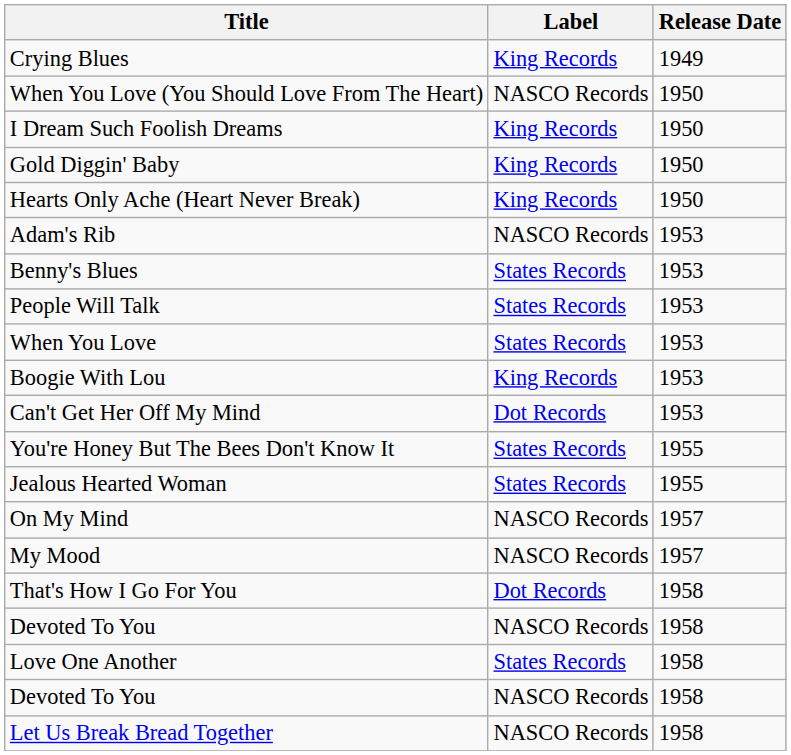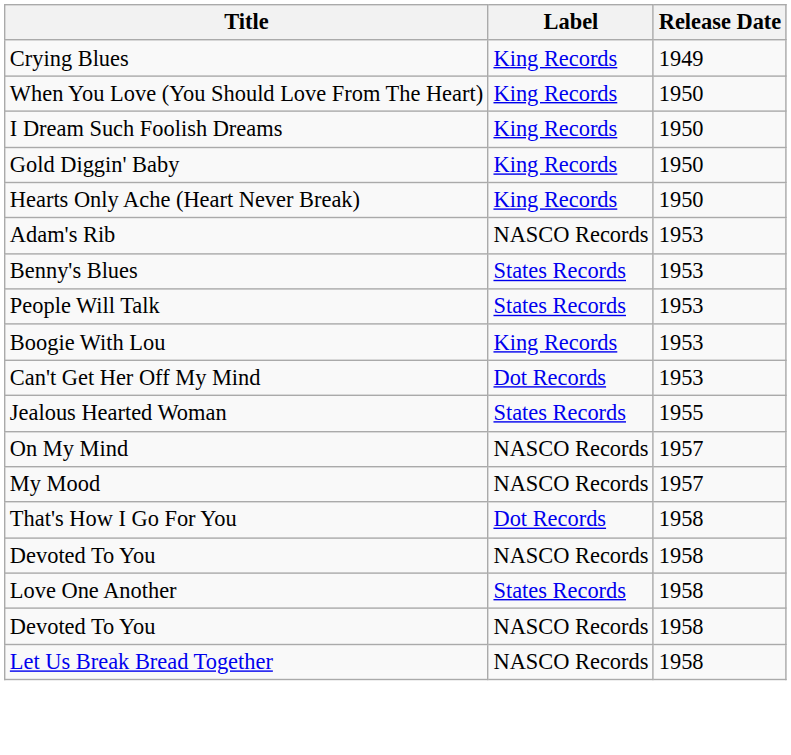(571, 93) NASCO Records -> (555, 93) King Records
- row: (83, 341)
- row: (202, 448)
